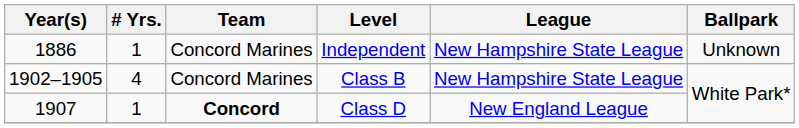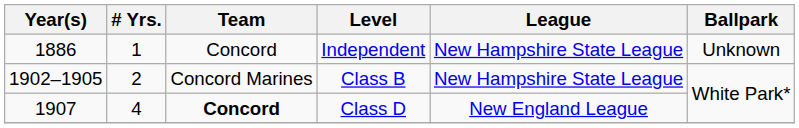(242, 49) Concord Marines -> (242, 49) Concord
(136, 79) 4 -> (136, 79) 2
(136, 108) 1 -> (136, 108) 4
